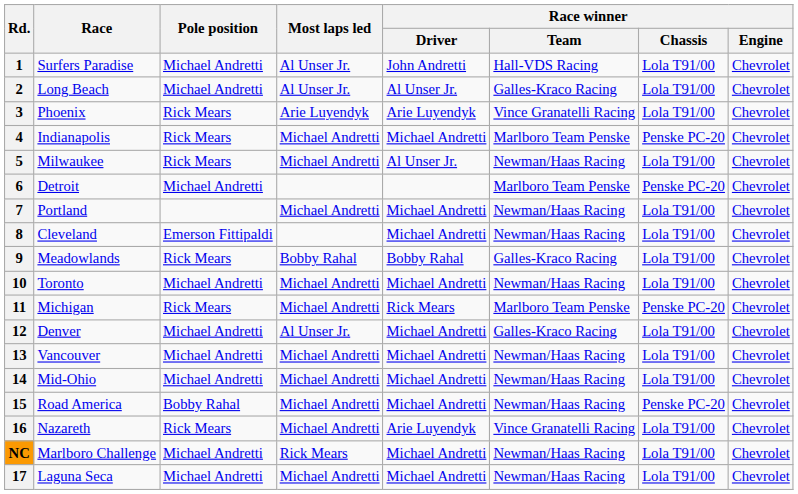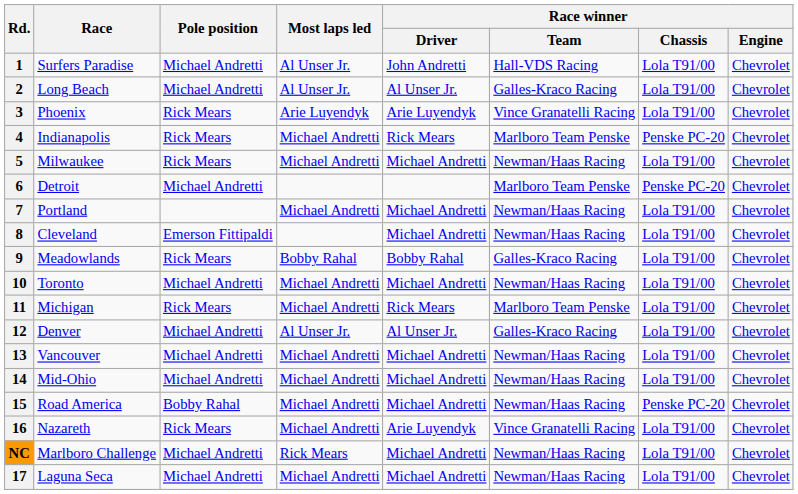(436, 137) Michael Andretti -> (421, 137) Rick Mears
(422, 161) Al Unser Jr. -> (436, 161) Michael Andretti
(684, 307) Penske PC-20 -> (678, 307) Lola T91/00
(436, 331) Michael Andretti -> (422, 331) Al Unser Jr.
